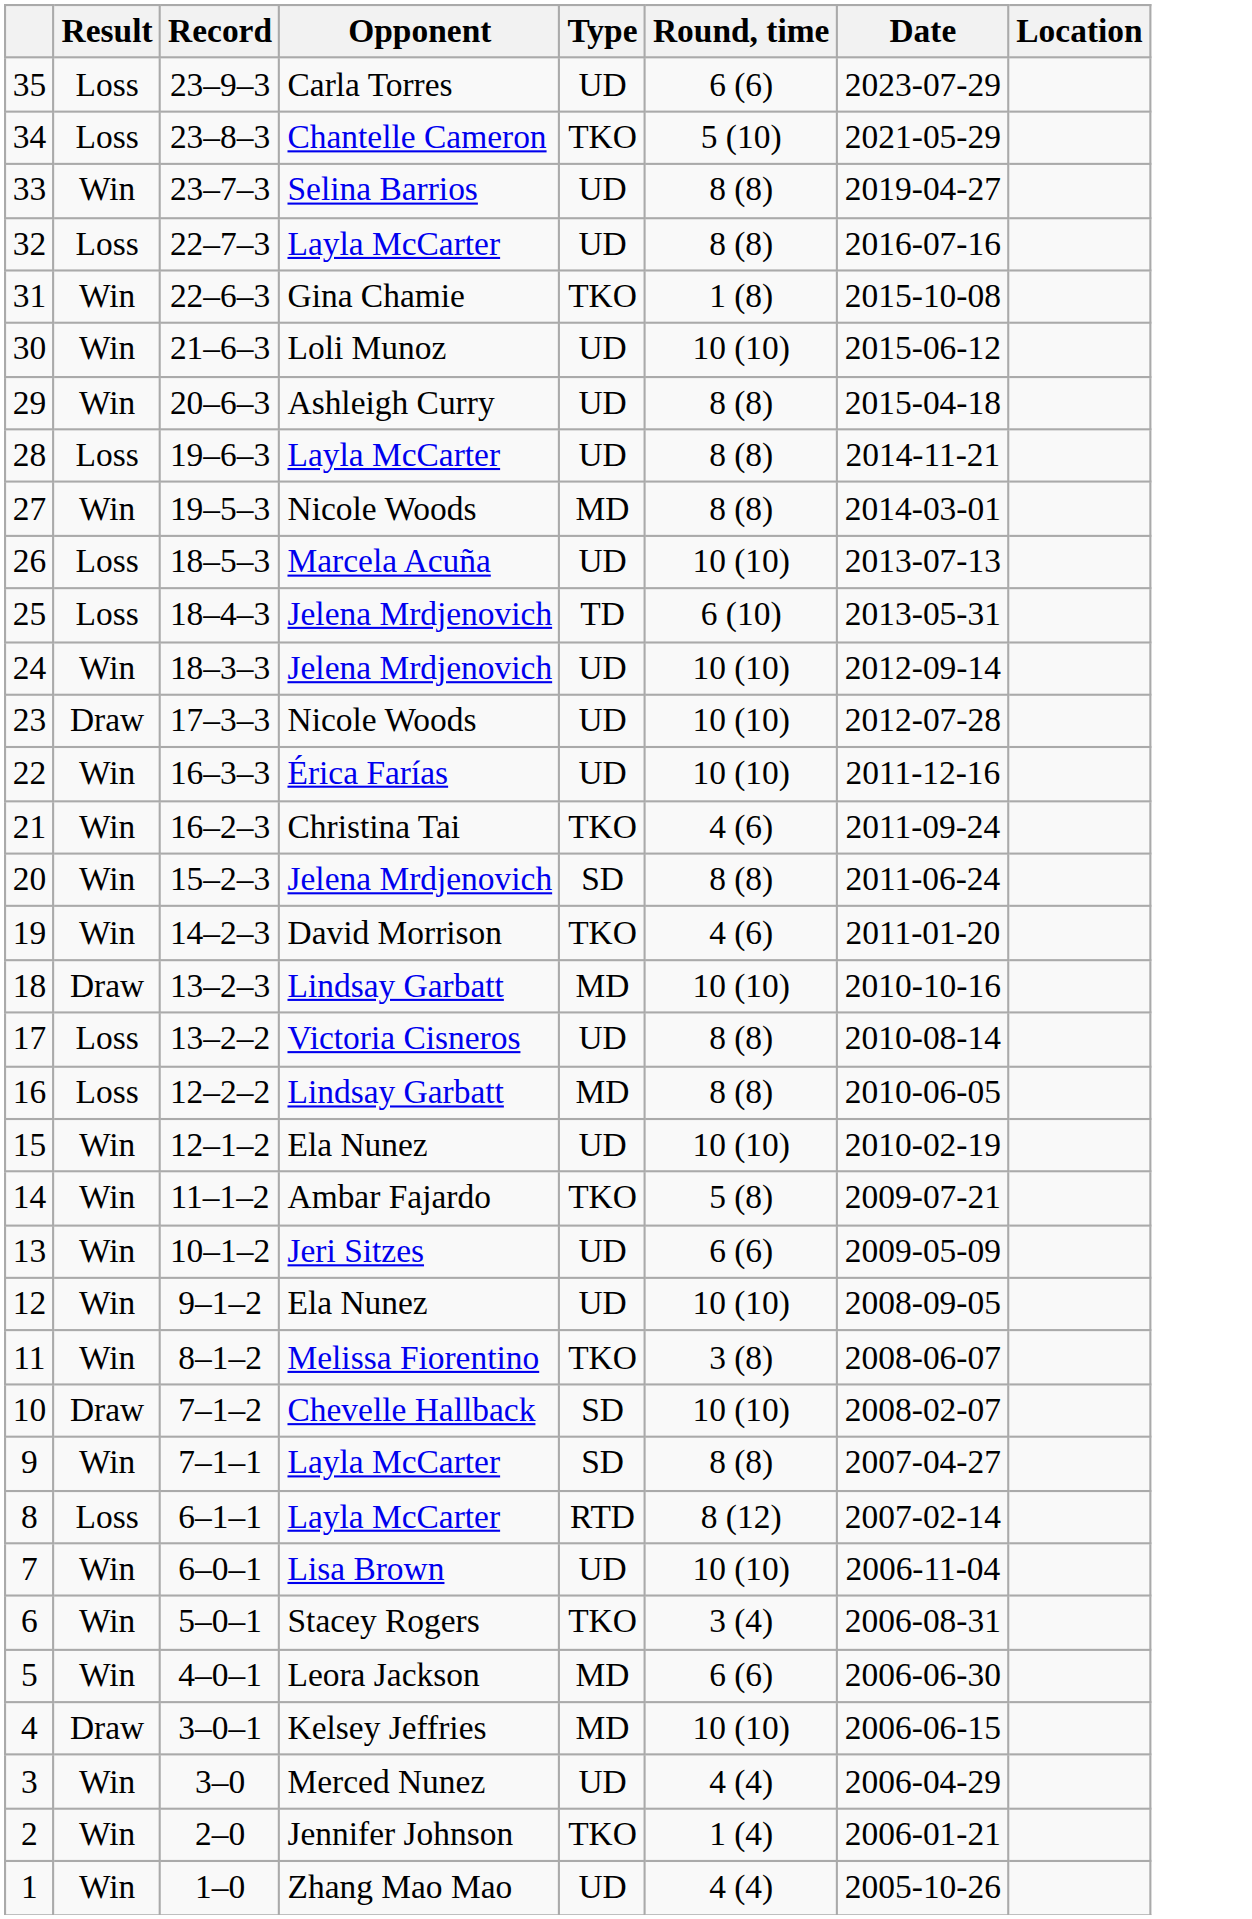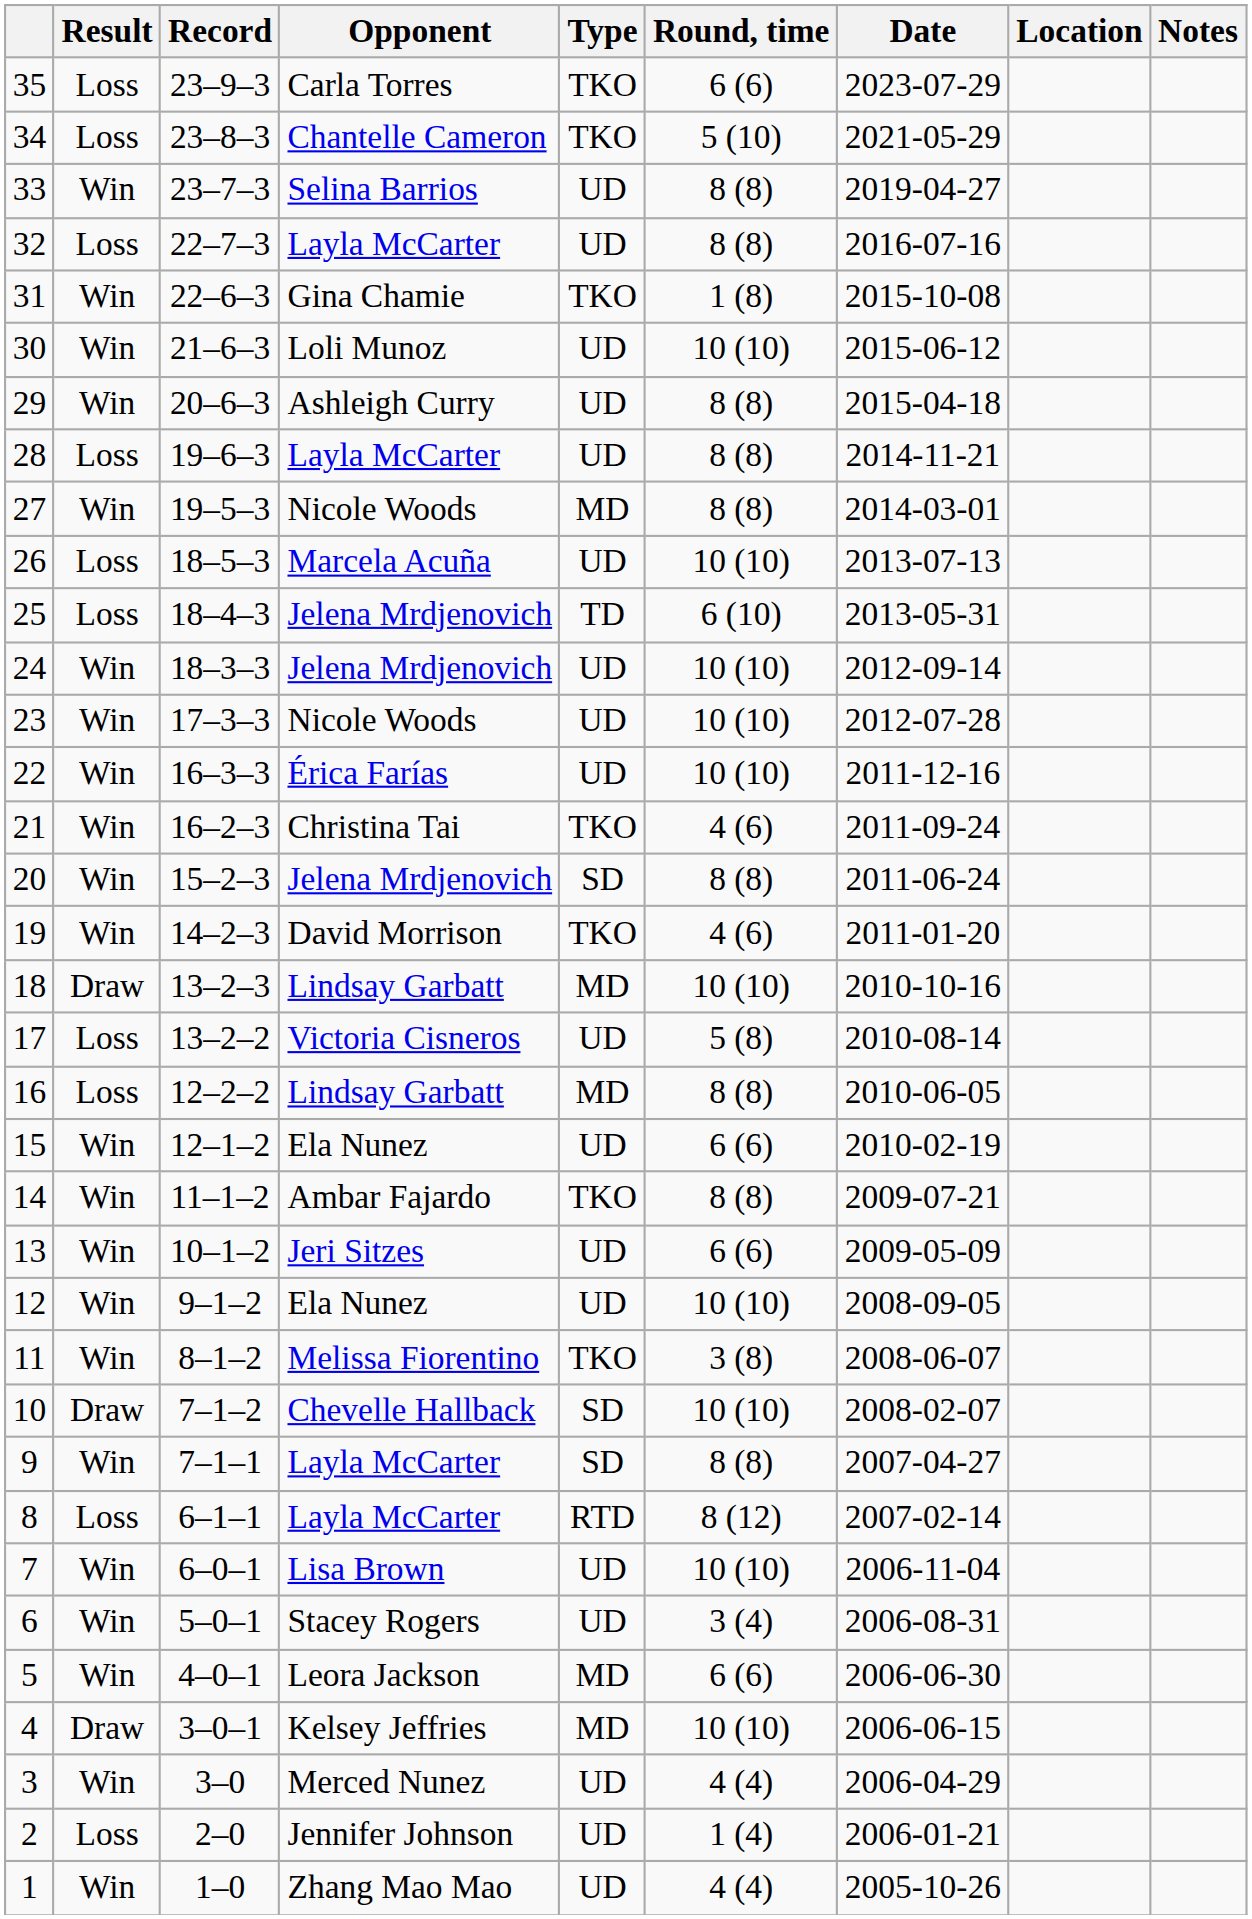+ column: (1198, 31)
(603, 84) UD -> (603, 84) TKO
(107, 720) Draw -> (107, 720) Win
(741, 1038) 8 (8) -> (741, 1038) 5 (8)
(741, 1144) 10 (10) -> (741, 1144) 6 (6)
(741, 1197) 5 (8) -> (741, 1197) 8 (8)
(603, 1622) TKO -> (603, 1622) UD
(107, 1834) Win -> (107, 1834) Loss
(603, 1834) TKO -> (603, 1834) UD
